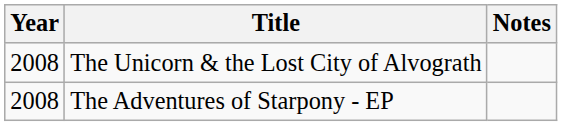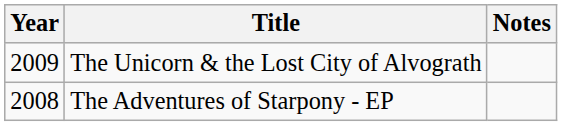(35, 62) 2008 -> (35, 62) 2009
